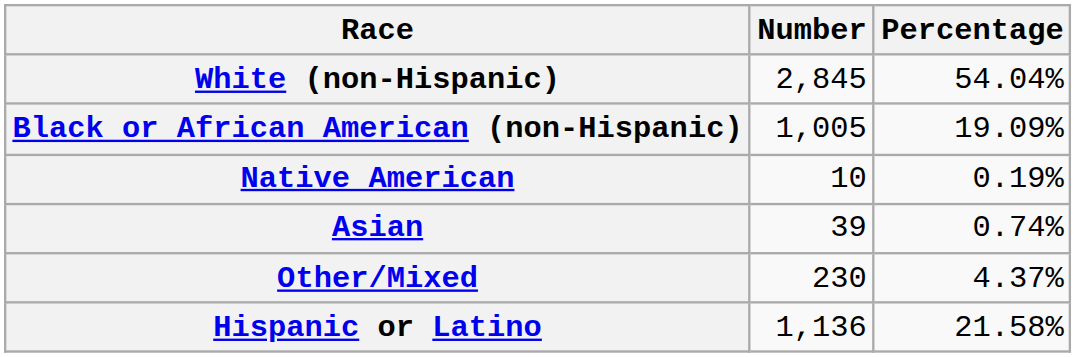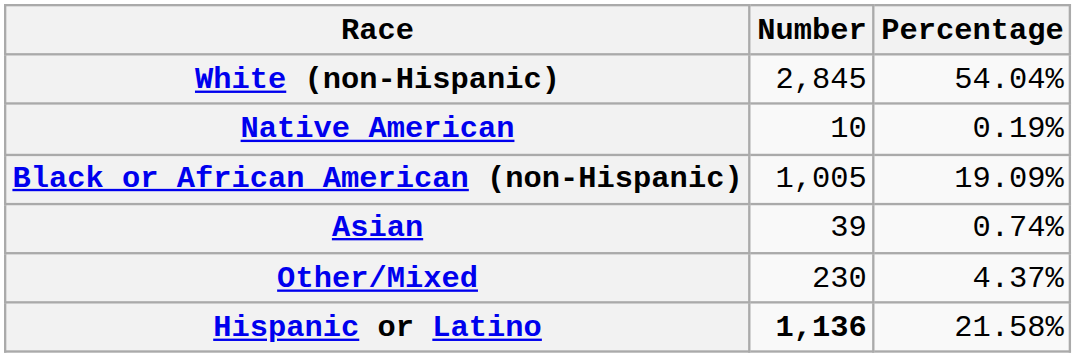rows swapped: (378, 129) <-> (378, 179)
(821, 327) normal -> (821, 327) bold
